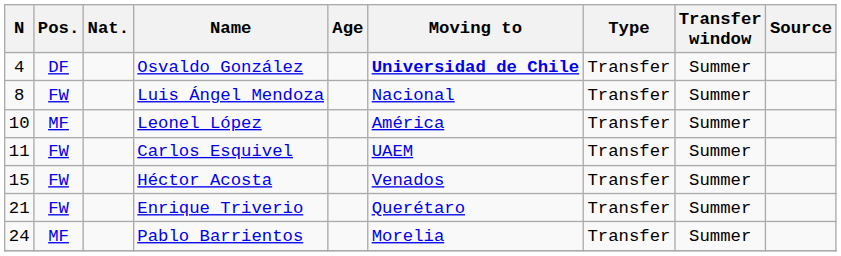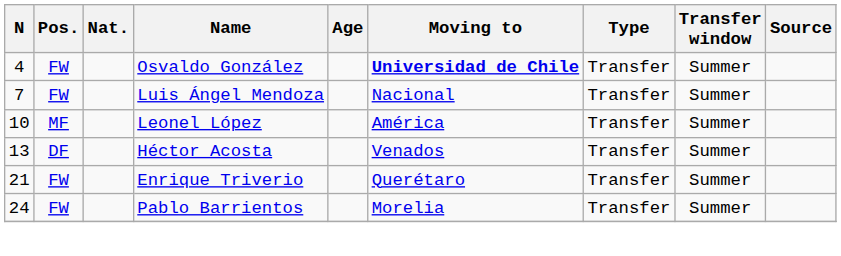(59, 67) DF -> (59, 67) FW
(19, 95) 8 -> (19, 95) 7
- row: (215, 151)
(19, 180) 15 -> (19, 151) 13
(59, 180) FW -> (59, 151) DF
(59, 236) MF -> (59, 208) FW
